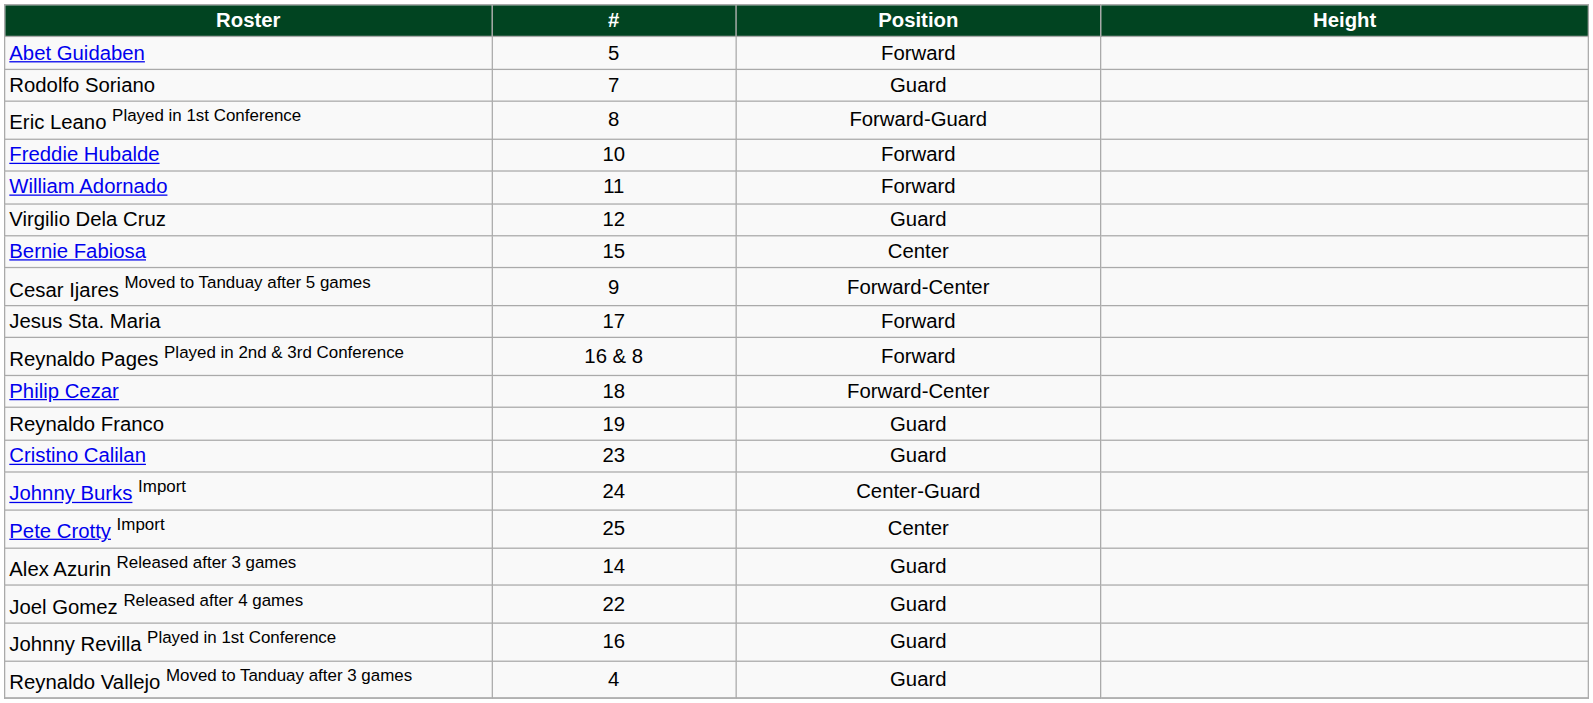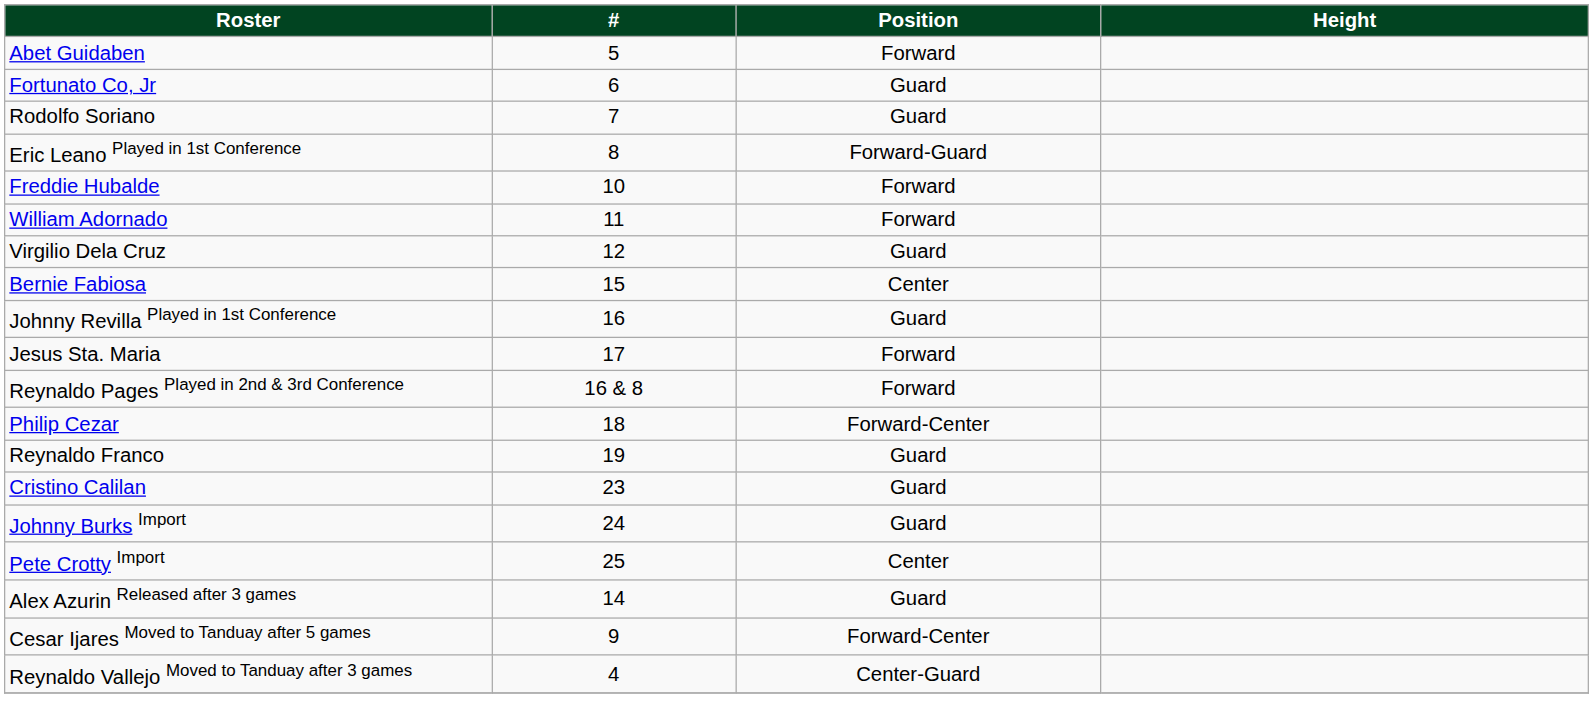+ row: (83, 85)
rows swapped: (173, 641) <-> (190, 286)
(918, 491) Center-Guard -> (918, 523) Guard
- row: (156, 604)
(918, 679) Guard -> (918, 674) Center-Guard
